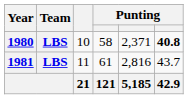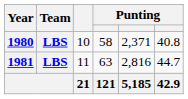(169, 41) bold -> (169, 41) normal
(106, 62) 61 -> (106, 62) 63
(169, 62) 43.7 -> (169, 62) 44.7
